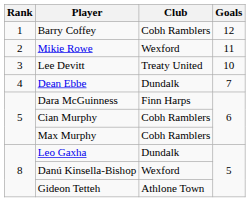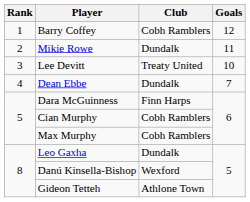(160, 48) Wexford -> (160, 48) Dundalk
